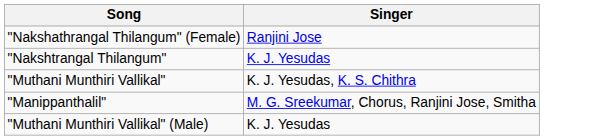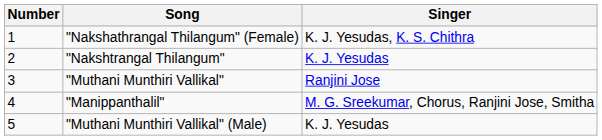+ column: (34, 15)
(284, 37) Ranjini Jose -> (390, 37) K. J. Yesudas, K. S. Chithra
(331, 80) K. J. Yesudas, K. S. Chithra -> (343, 80) Ranjini Jose
